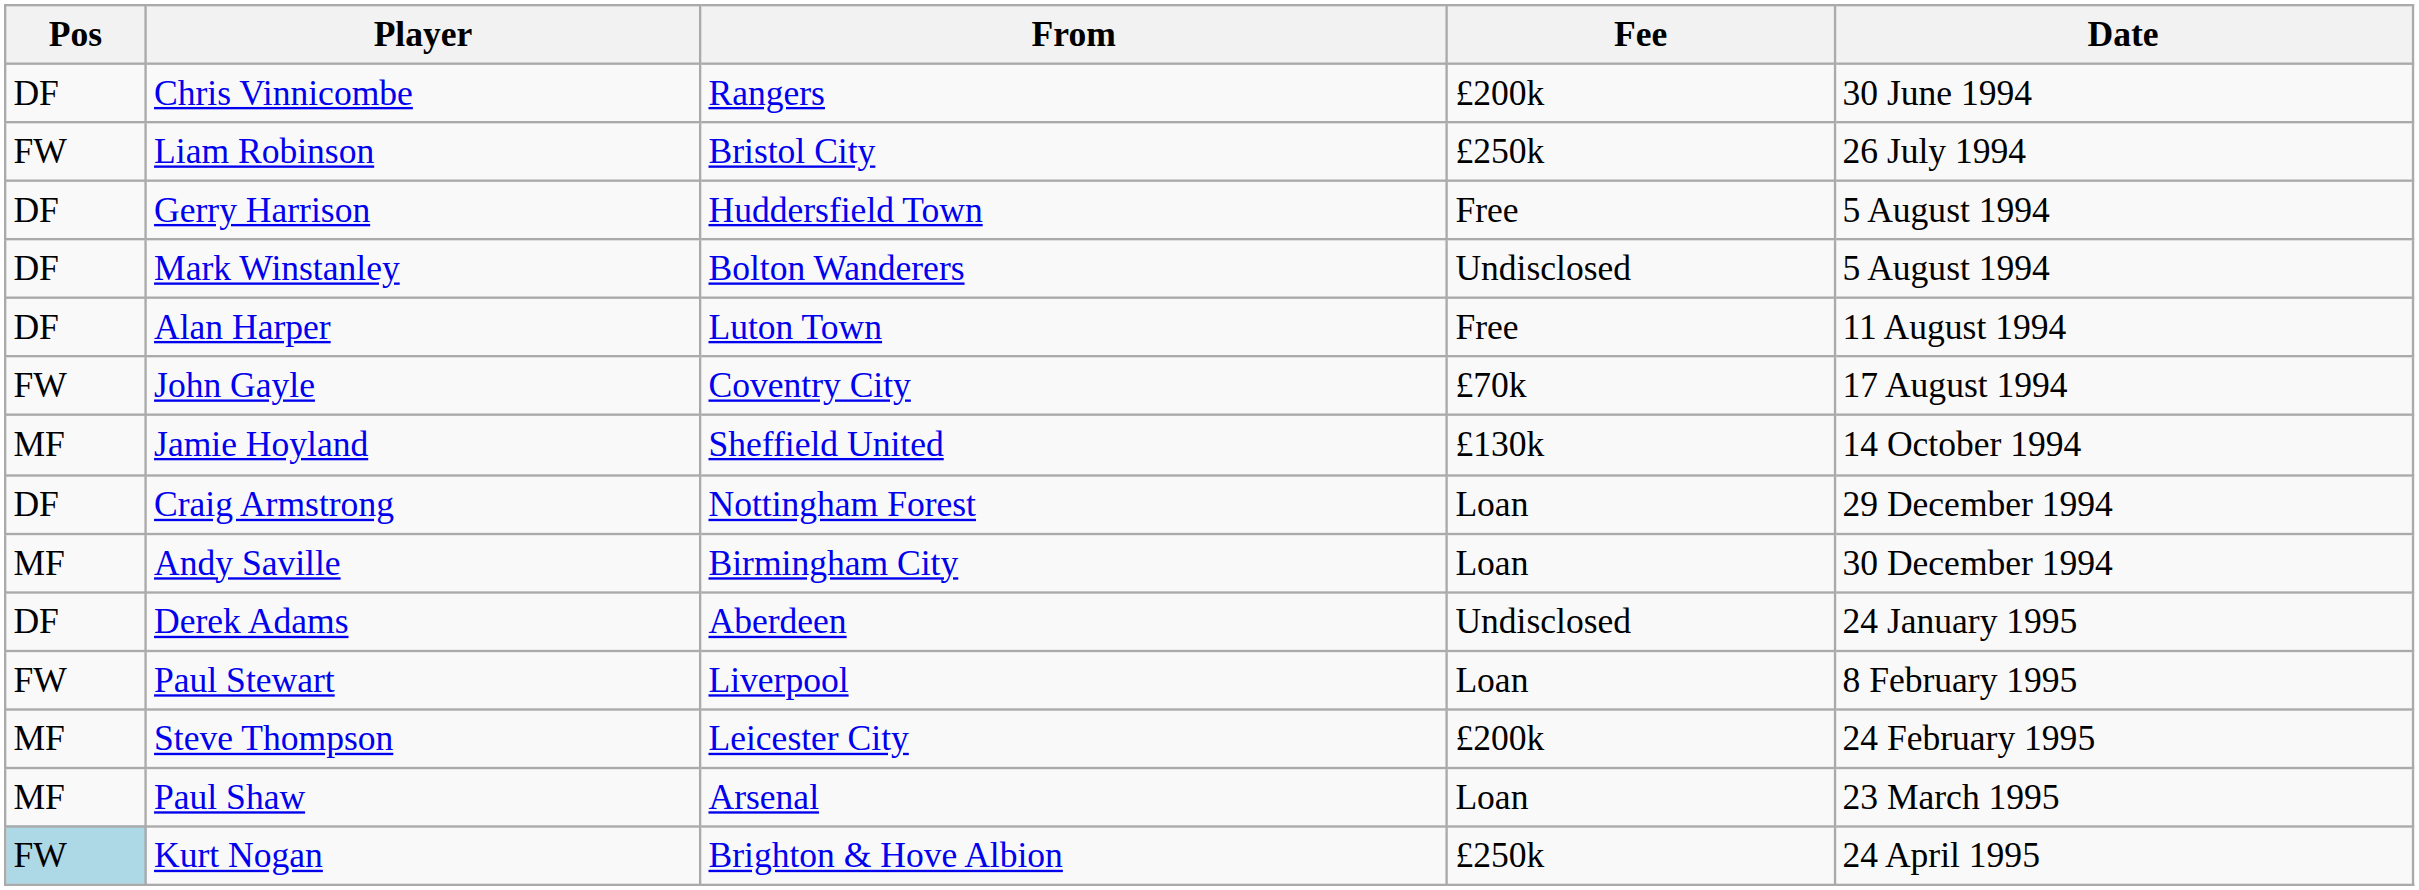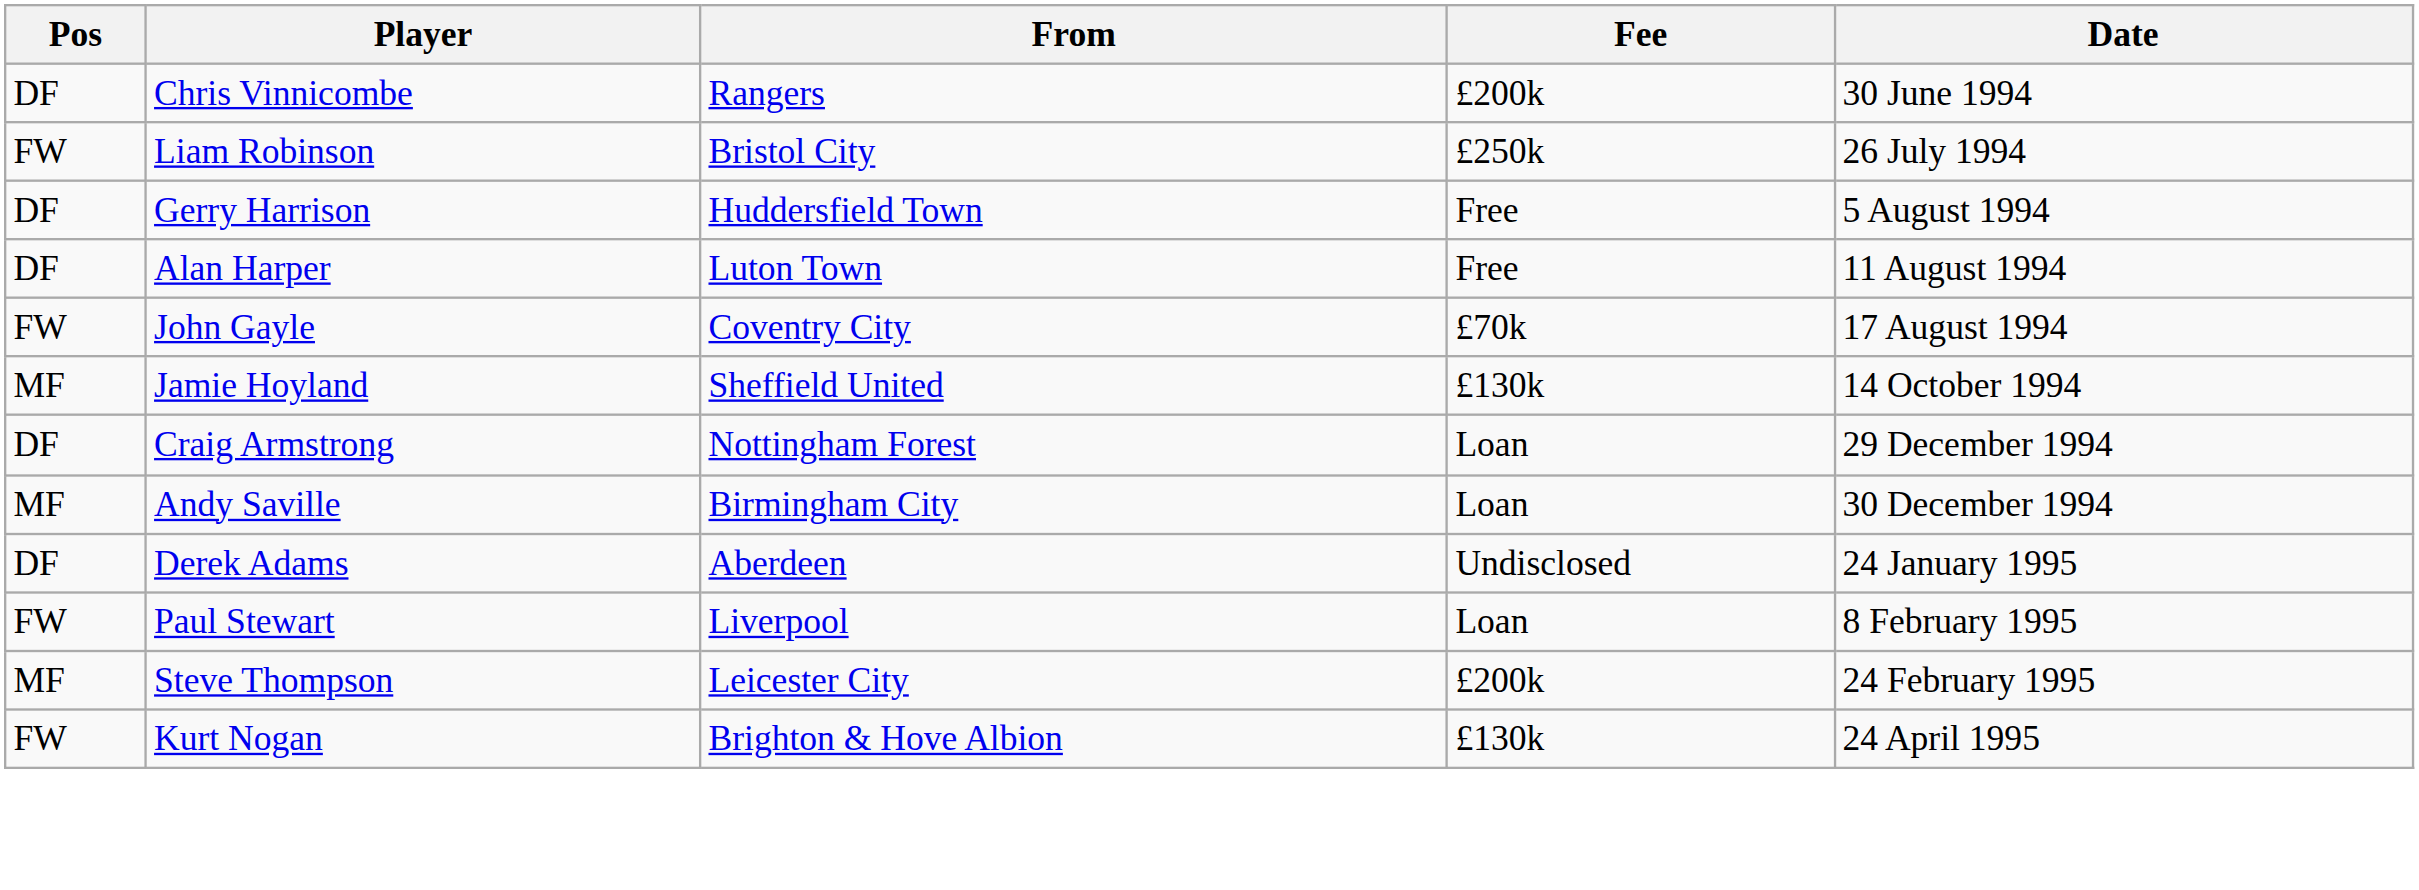- row: (277, 268)
- row: (230, 796)
(40, 855) lightblue background -> (40, 737) no background
(1500, 855) £250k -> (1500, 737) £130k
